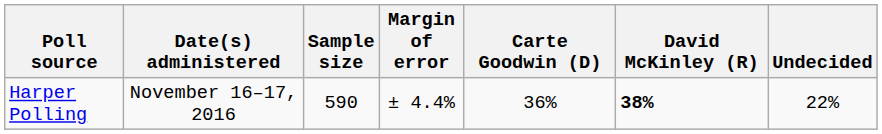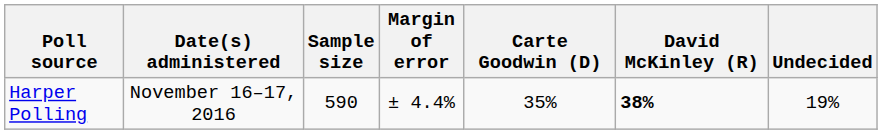(540, 104) 36% -> (540, 104) 35%
(822, 104) 22% -> (822, 104) 19%
